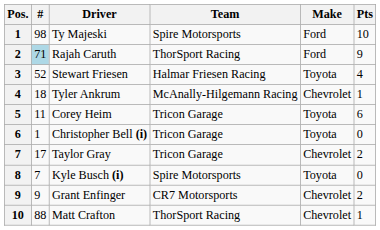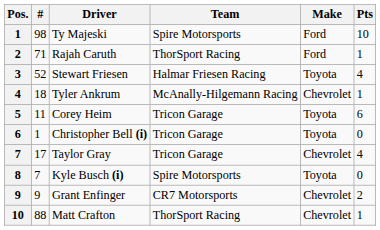(40, 54) lightblue background -> (40, 54) no background
(360, 54) 9 -> (360, 54) 1
(360, 155) 2 -> (360, 155) 4
